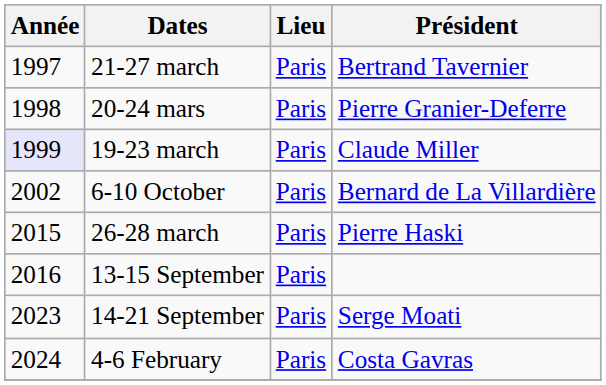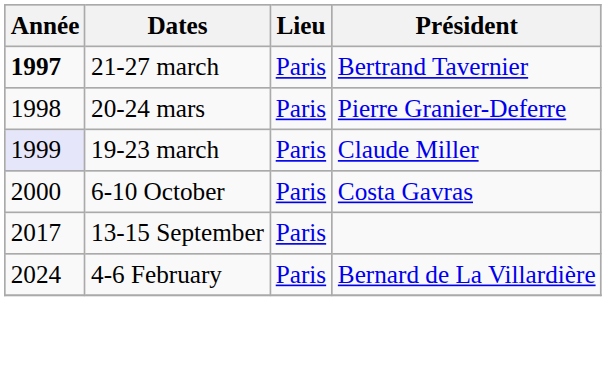(36, 67) normal -> (36, 67) bold
(36, 191) 2002 -> (36, 191) 2000
(467, 191) Bernard de La Villardière -> (405, 191) Costa Gavras
- row: (155, 233)
(36, 275) 2016 -> (36, 233) 2017
- row: (178, 316)
(405, 358) Costa Gavras -> (467, 275) Bernard de La Villardière
